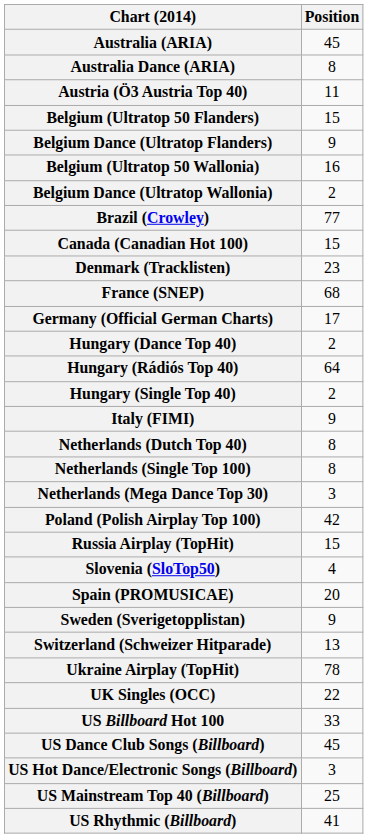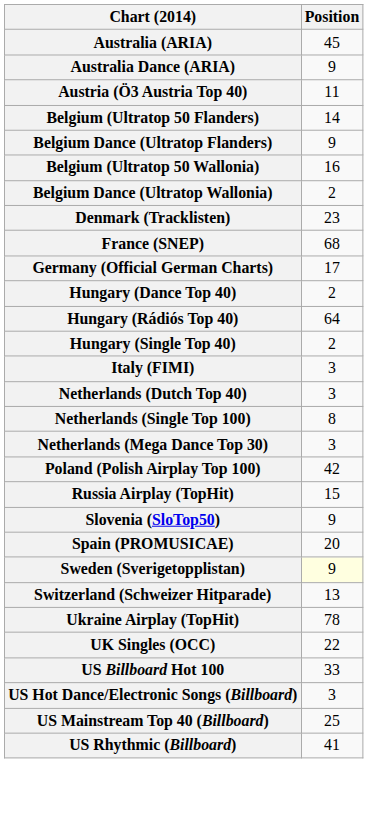(332, 67) 8 -> (332, 67) 9
(332, 117) 15 -> (332, 117) 14
- row: (153, 218)
- row: (153, 243)
(332, 419) 9 -> (332, 368) 3
(332, 444) 8 -> (332, 393) 3
(332, 569) 4 -> (332, 519) 9
(332, 619) no background -> (332, 569) lightyellow background
- row: (153, 745)
